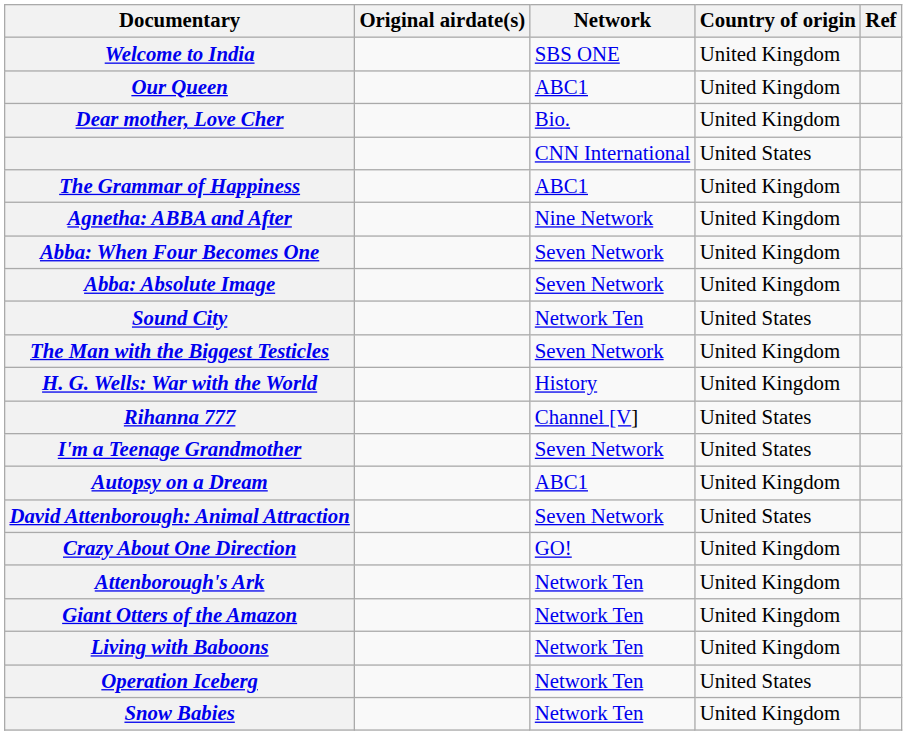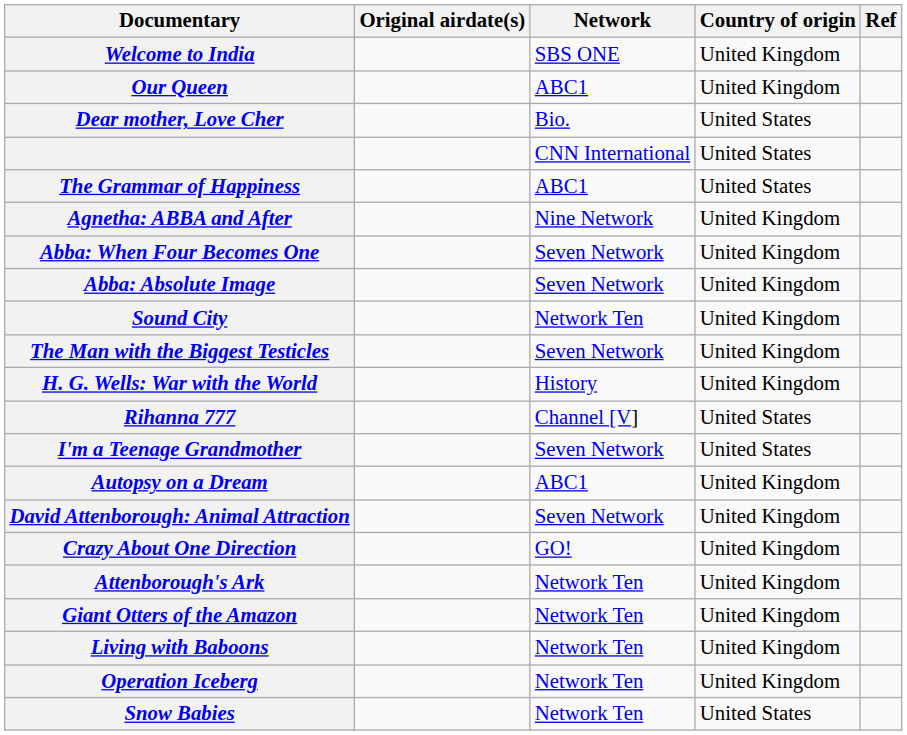(770, 119) United Kingdom -> (756, 119) United States
(770, 185) United Kingdom -> (756, 185) United States
(756, 317) United States -> (770, 317) United Kingdom
(756, 515) United States -> (770, 515) United Kingdom
(756, 680) United States -> (770, 680) United Kingdom
(770, 713) United Kingdom -> (756, 713) United States
